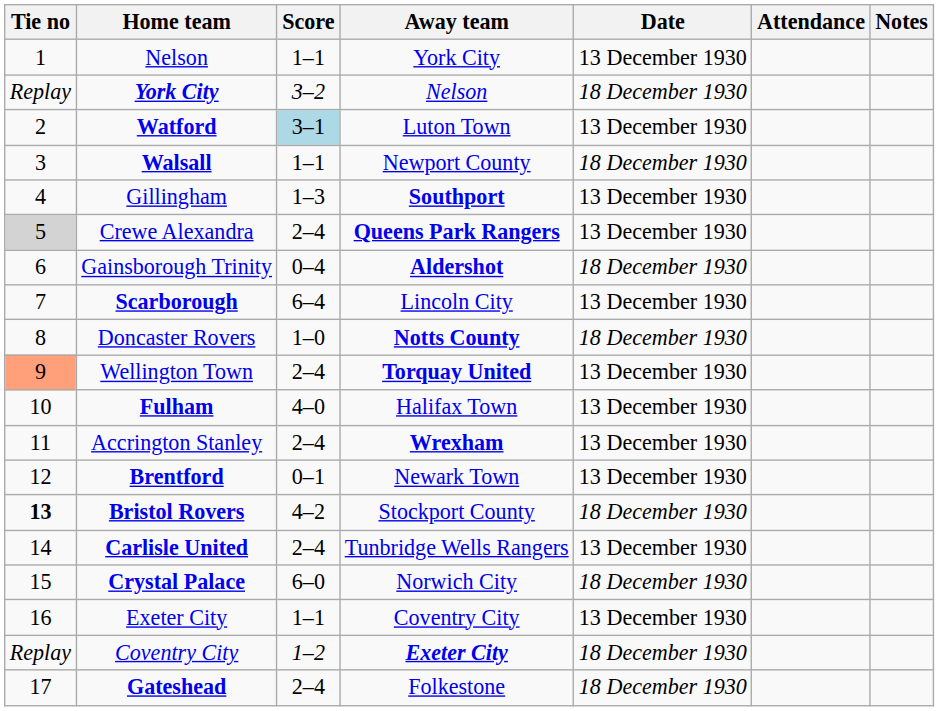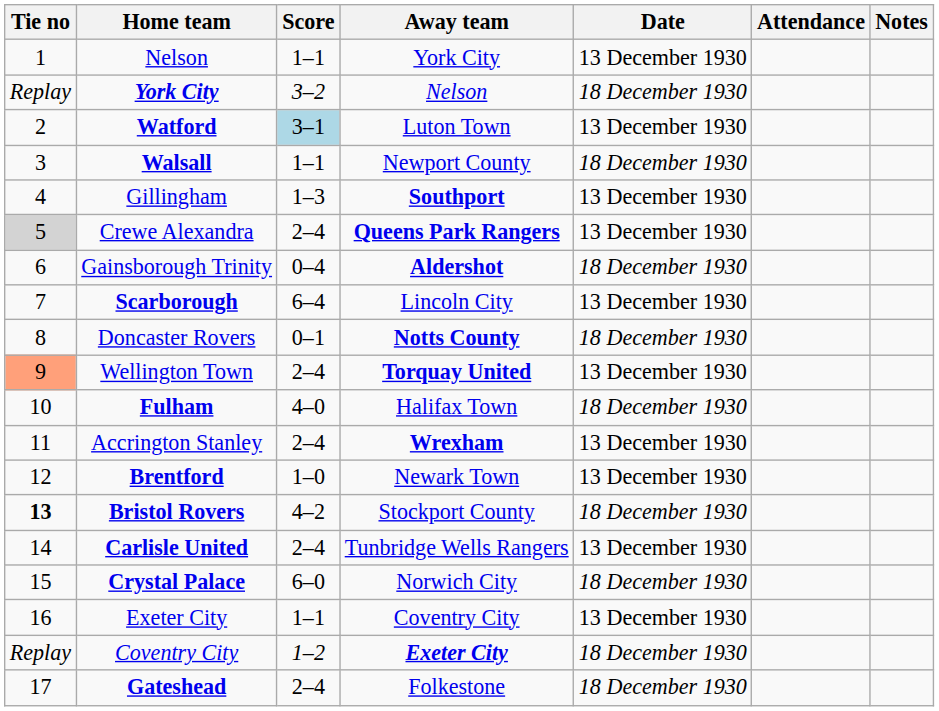(308, 337) 1–0 -> (308, 337) 0–1
(663, 407) 13 December 1930 -> (663, 407) 18 December 1930
(308, 477) 0–1 -> (308, 477) 1–0
